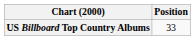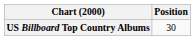(171, 27) 33 -> (171, 27) 30
